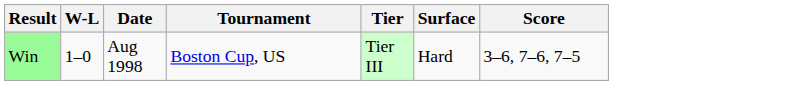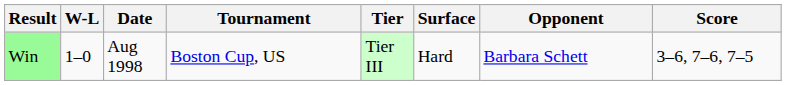+ column: (566, 18)
